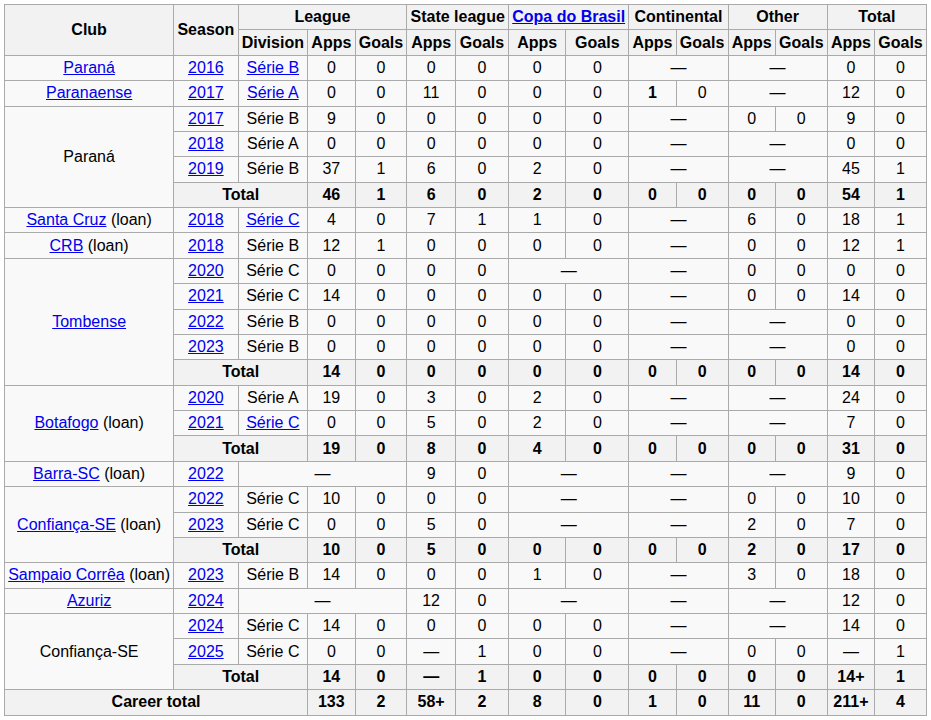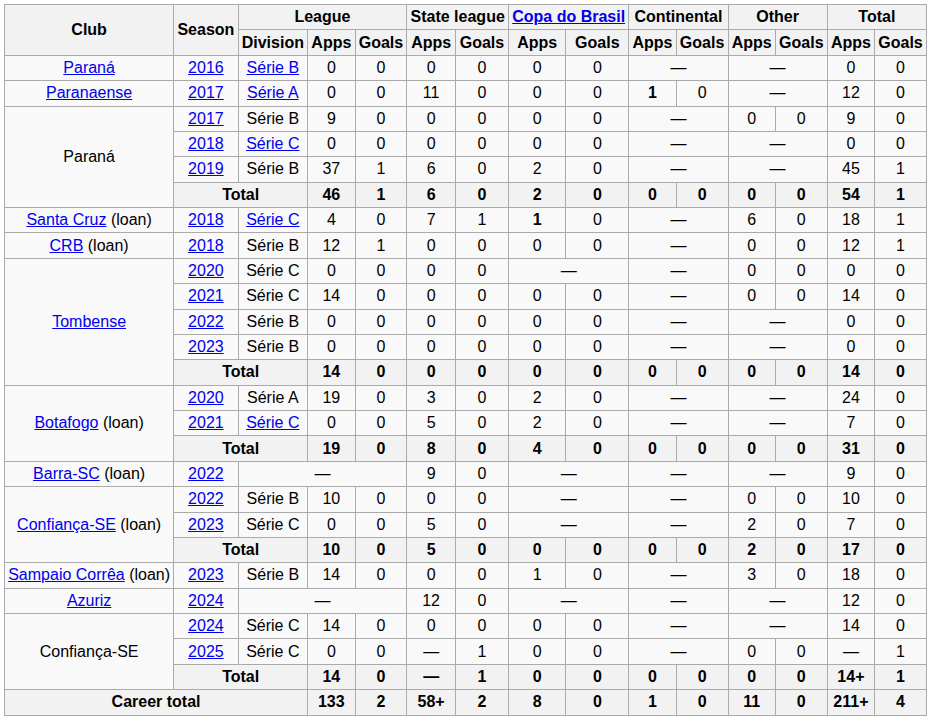(273, 144) Série A -> (273, 144) Série C
(537, 220) normal -> (537, 220) bold
(273, 499) Série C -> (273, 499) Série B
